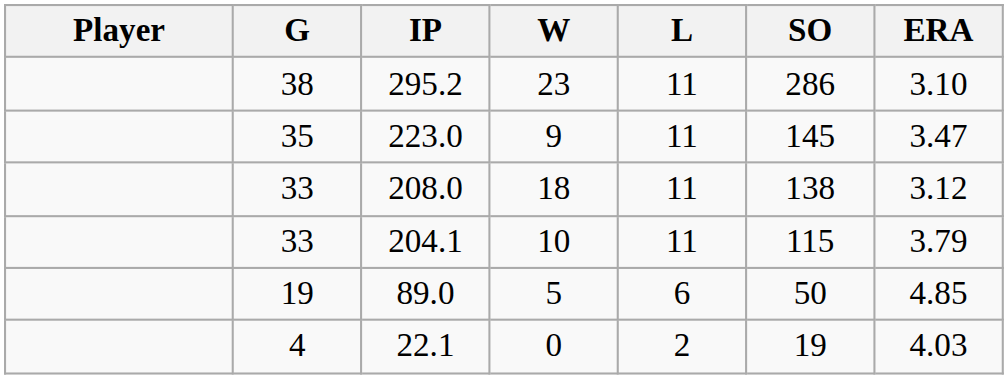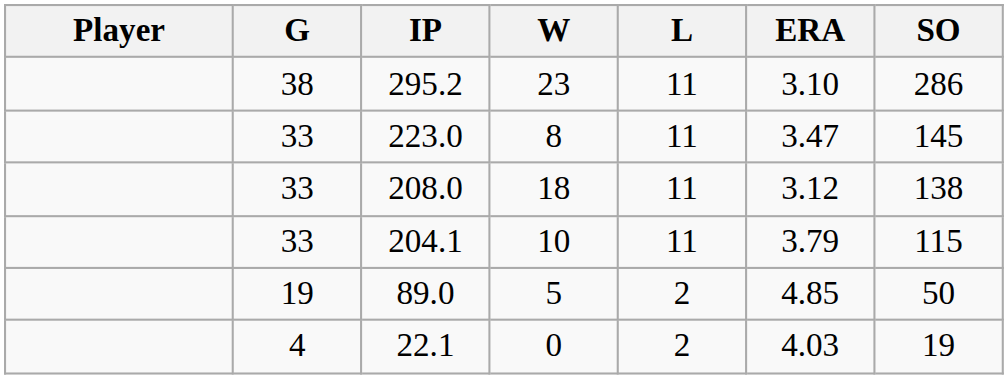columns swapped: (938, 30) <-> (810, 30)
(297, 135) 35 -> (297, 135) 33
(554, 135) 9 -> (554, 135) 8
(682, 293) 6 -> (682, 293) 2
